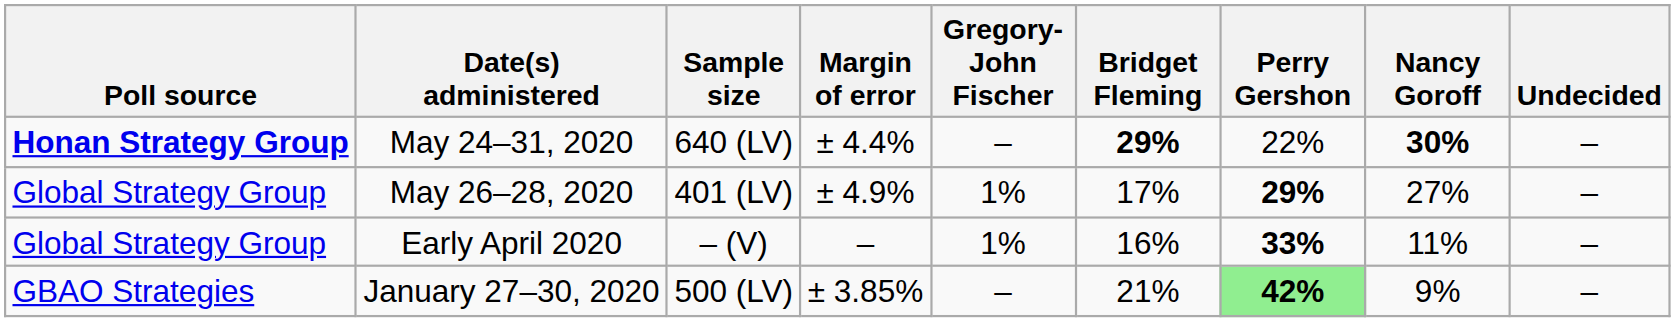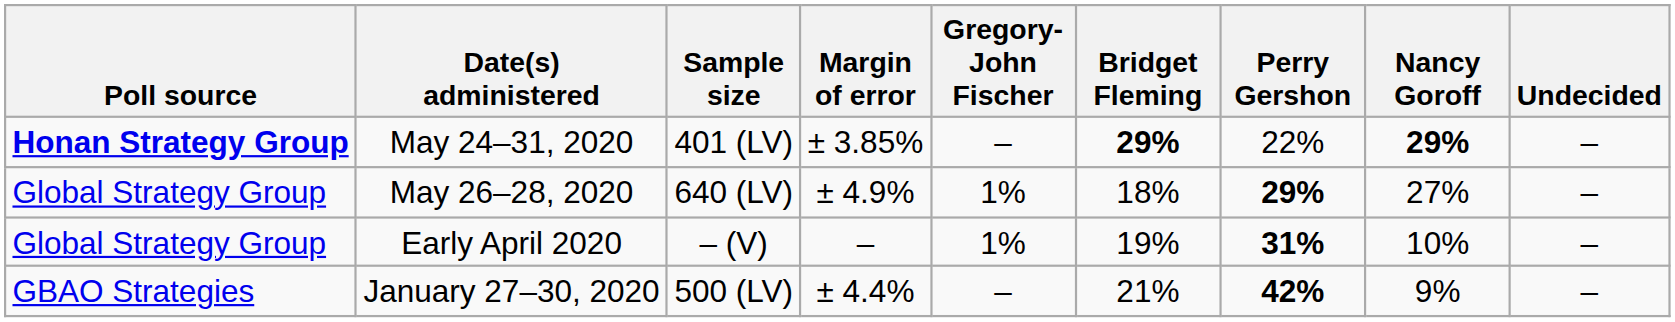(734, 142) 640 (LV) -> (734, 142) 401 (LV)
(865, 142) ± 4.4% -> (865, 142) ± 3.85%
(1438, 142) 30% -> (1438, 142) 29%
(734, 192) 401 (LV) -> (734, 192) 640 (LV)
(1148, 192) 17% -> (1148, 192) 18%
(1148, 242) 16% -> (1148, 242) 19%
(1293, 242) 33% -> (1293, 242) 31%
(1438, 242) 11% -> (1438, 242) 10%
(865, 292) ± 3.85% -> (865, 292) ± 4.4%
(1293, 292) lightgreen background -> (1293, 292) no background
